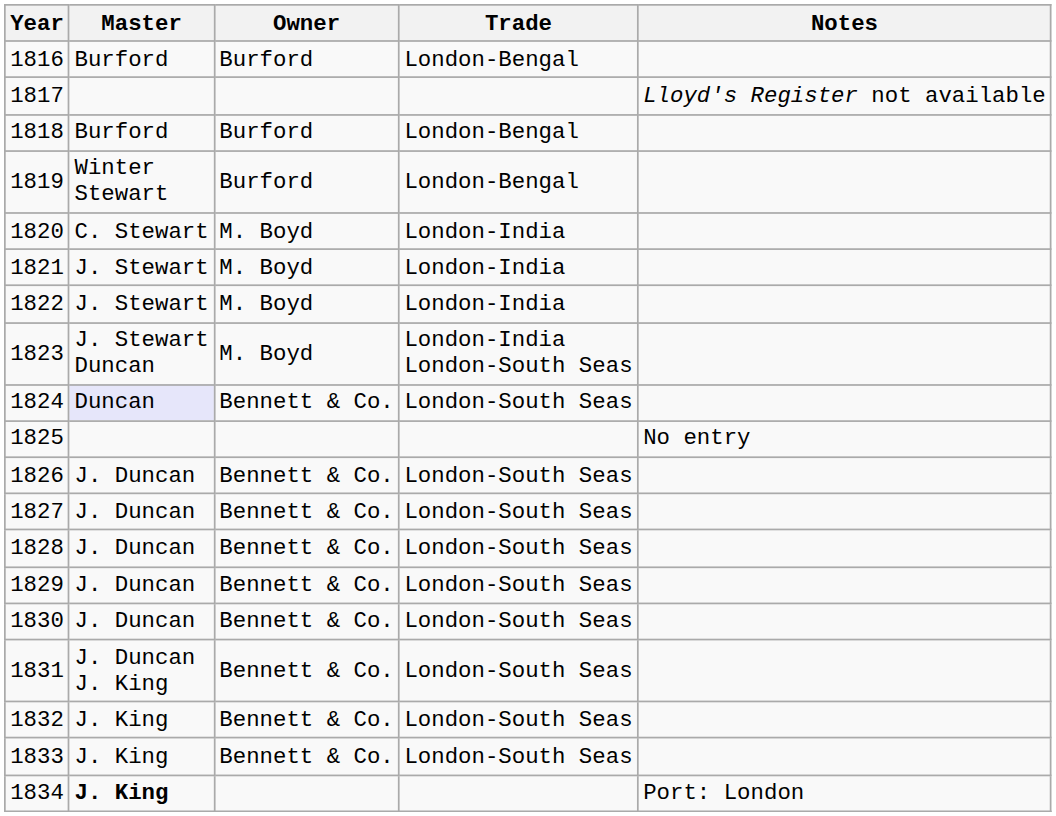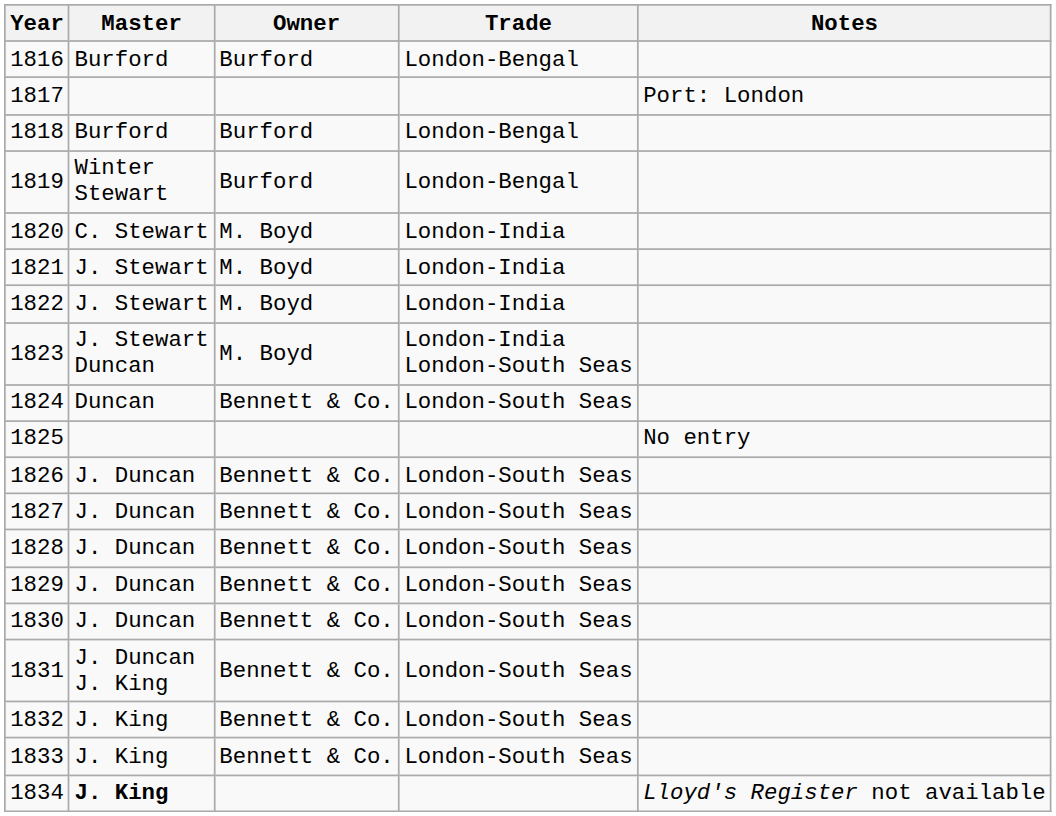(844, 96) Lloyd's Register not available -> (724, 96) Port: London
(115, 403) lavender background -> (115, 403) no background
(724, 793) Port: London -> (844, 793) Lloyd's Register not available
